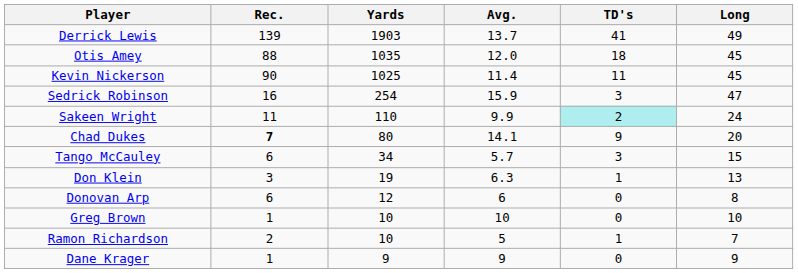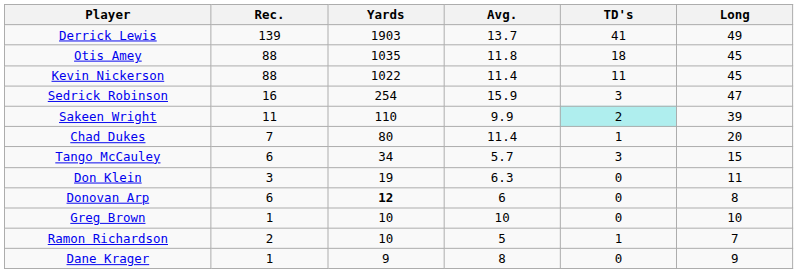(502, 55) 12.0 -> (502, 55) 11.8
(269, 76) 90 -> (269, 76) 88
(386, 76) 1025 -> (386, 76) 1022
(735, 116) 24 -> (735, 116) 39
(269, 137) bold -> (269, 137) normal
(502, 137) 14.1 -> (502, 137) 11.4
(618, 137) 9 -> (618, 137) 1
(618, 177) 1 -> (618, 177) 0
(735, 177) 13 -> (735, 177) 11
(386, 198) normal -> (386, 198) bold
(502, 259) 9 -> (502, 259) 8
